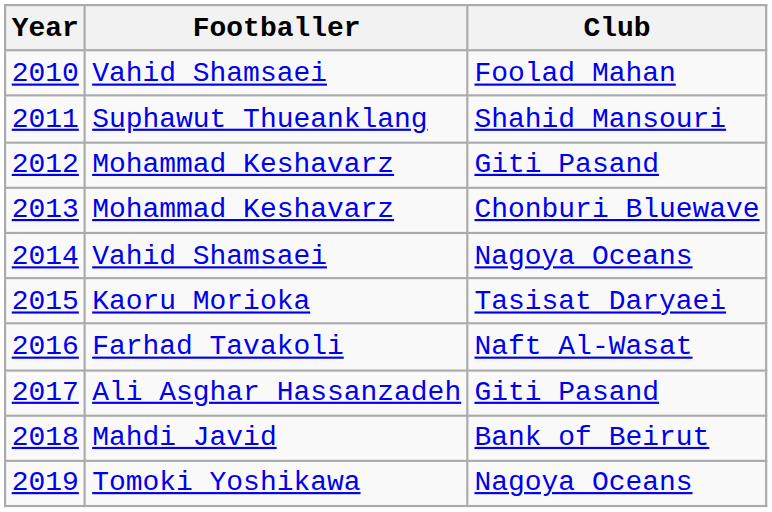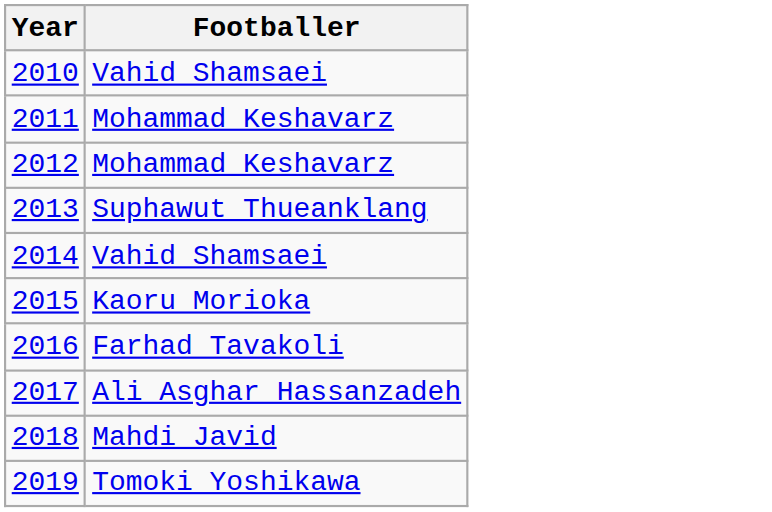- column: (617, 28)
(260, 119) Suphawut Thueanklang -> (243, 119) Mohammad Keshavarz
(243, 210) Mohammad Keshavarz -> (260, 210) Suphawut Thueanklang
